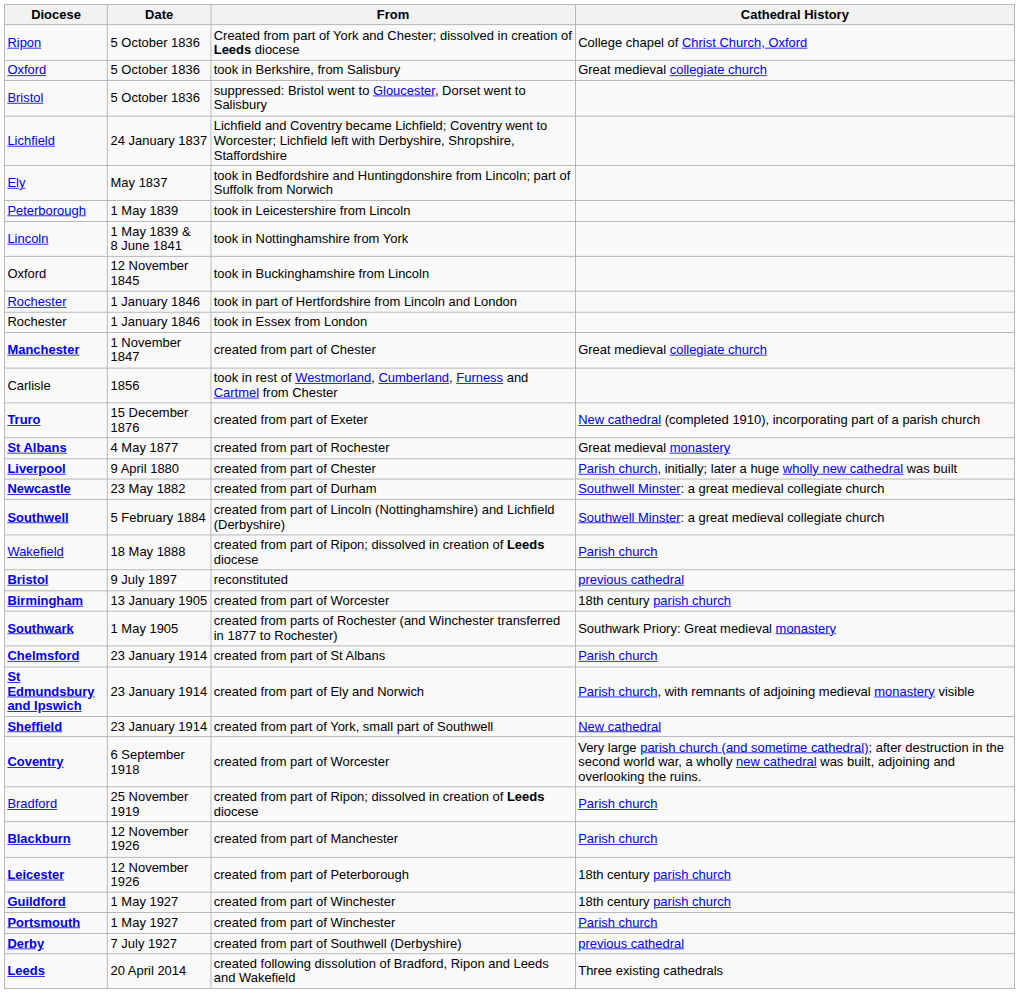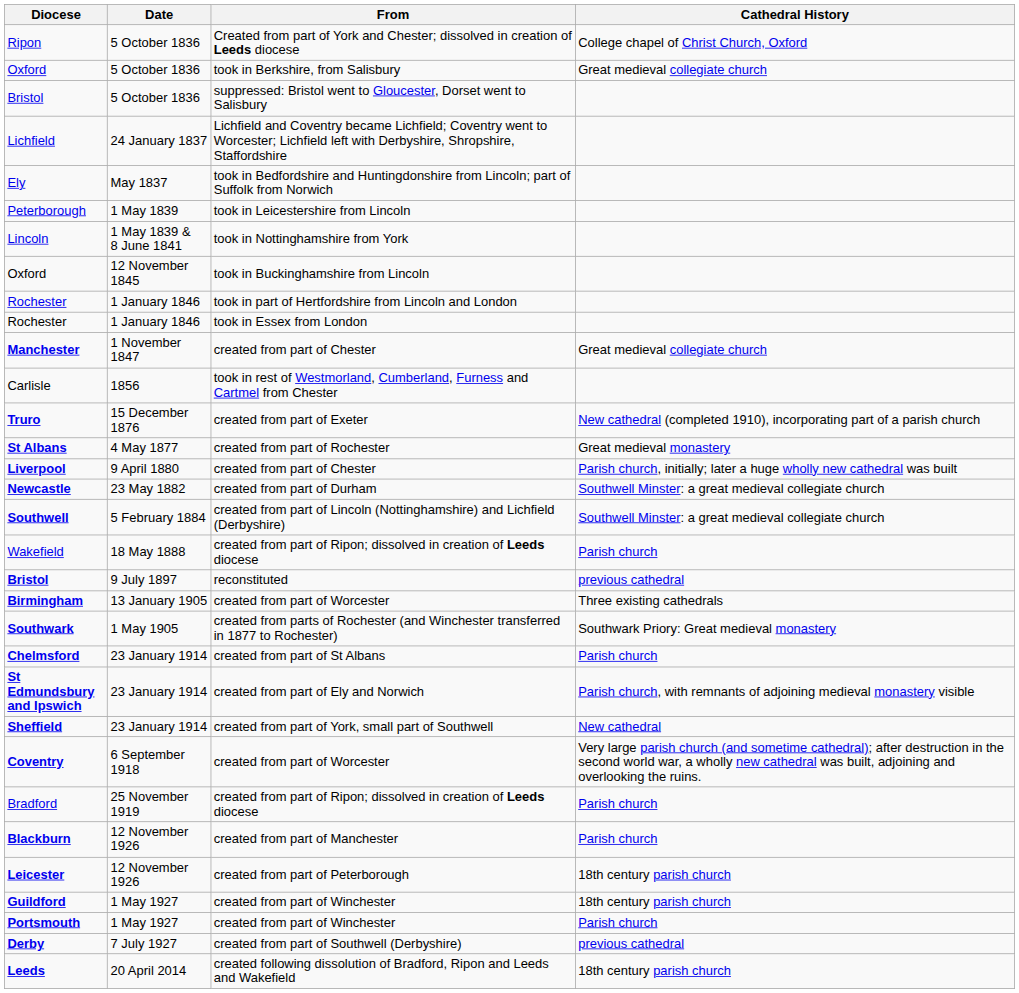(655, 600) 18th century parish church -> (651, 600) Three existing cathedrals
(651, 971) Three existing cathedrals -> (655, 971) 18th century parish church
